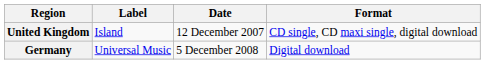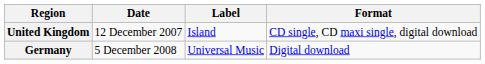columns swapped: (220, 13) <-> (133, 13)
